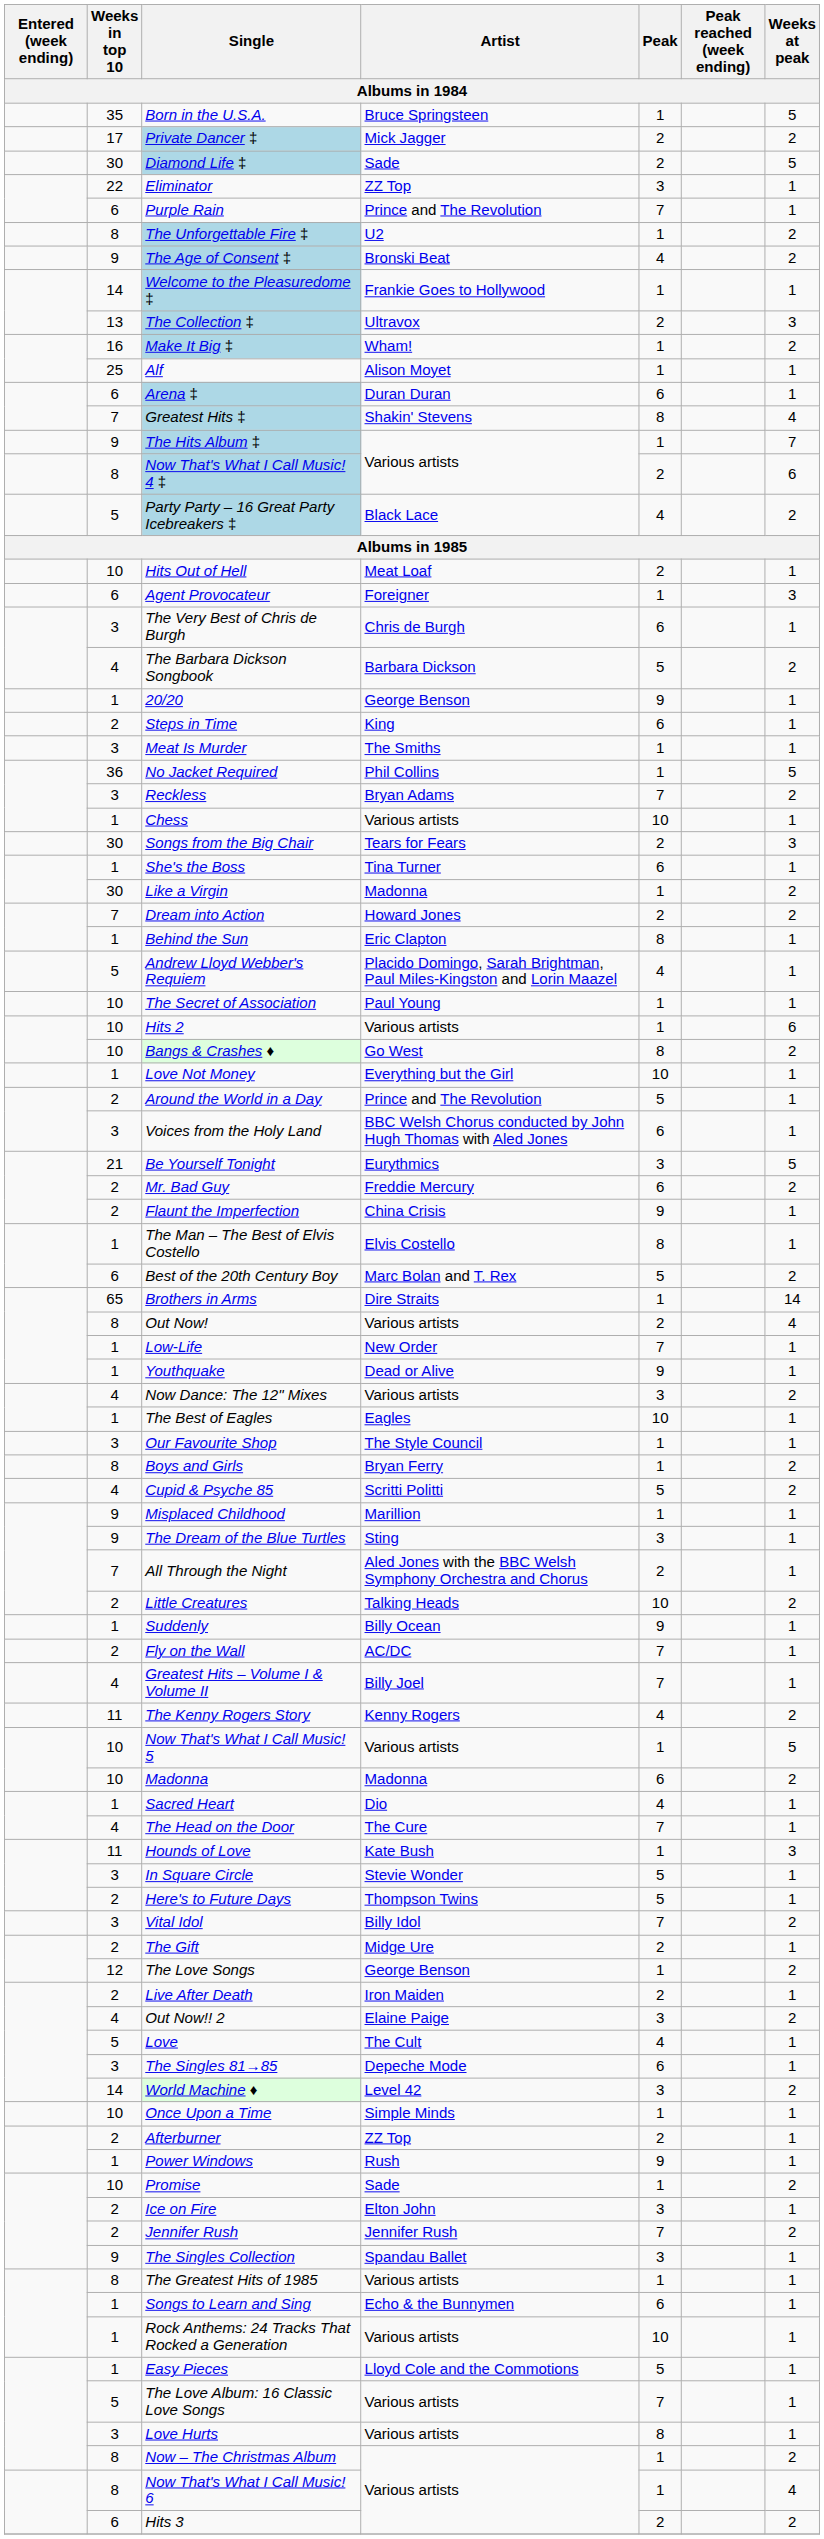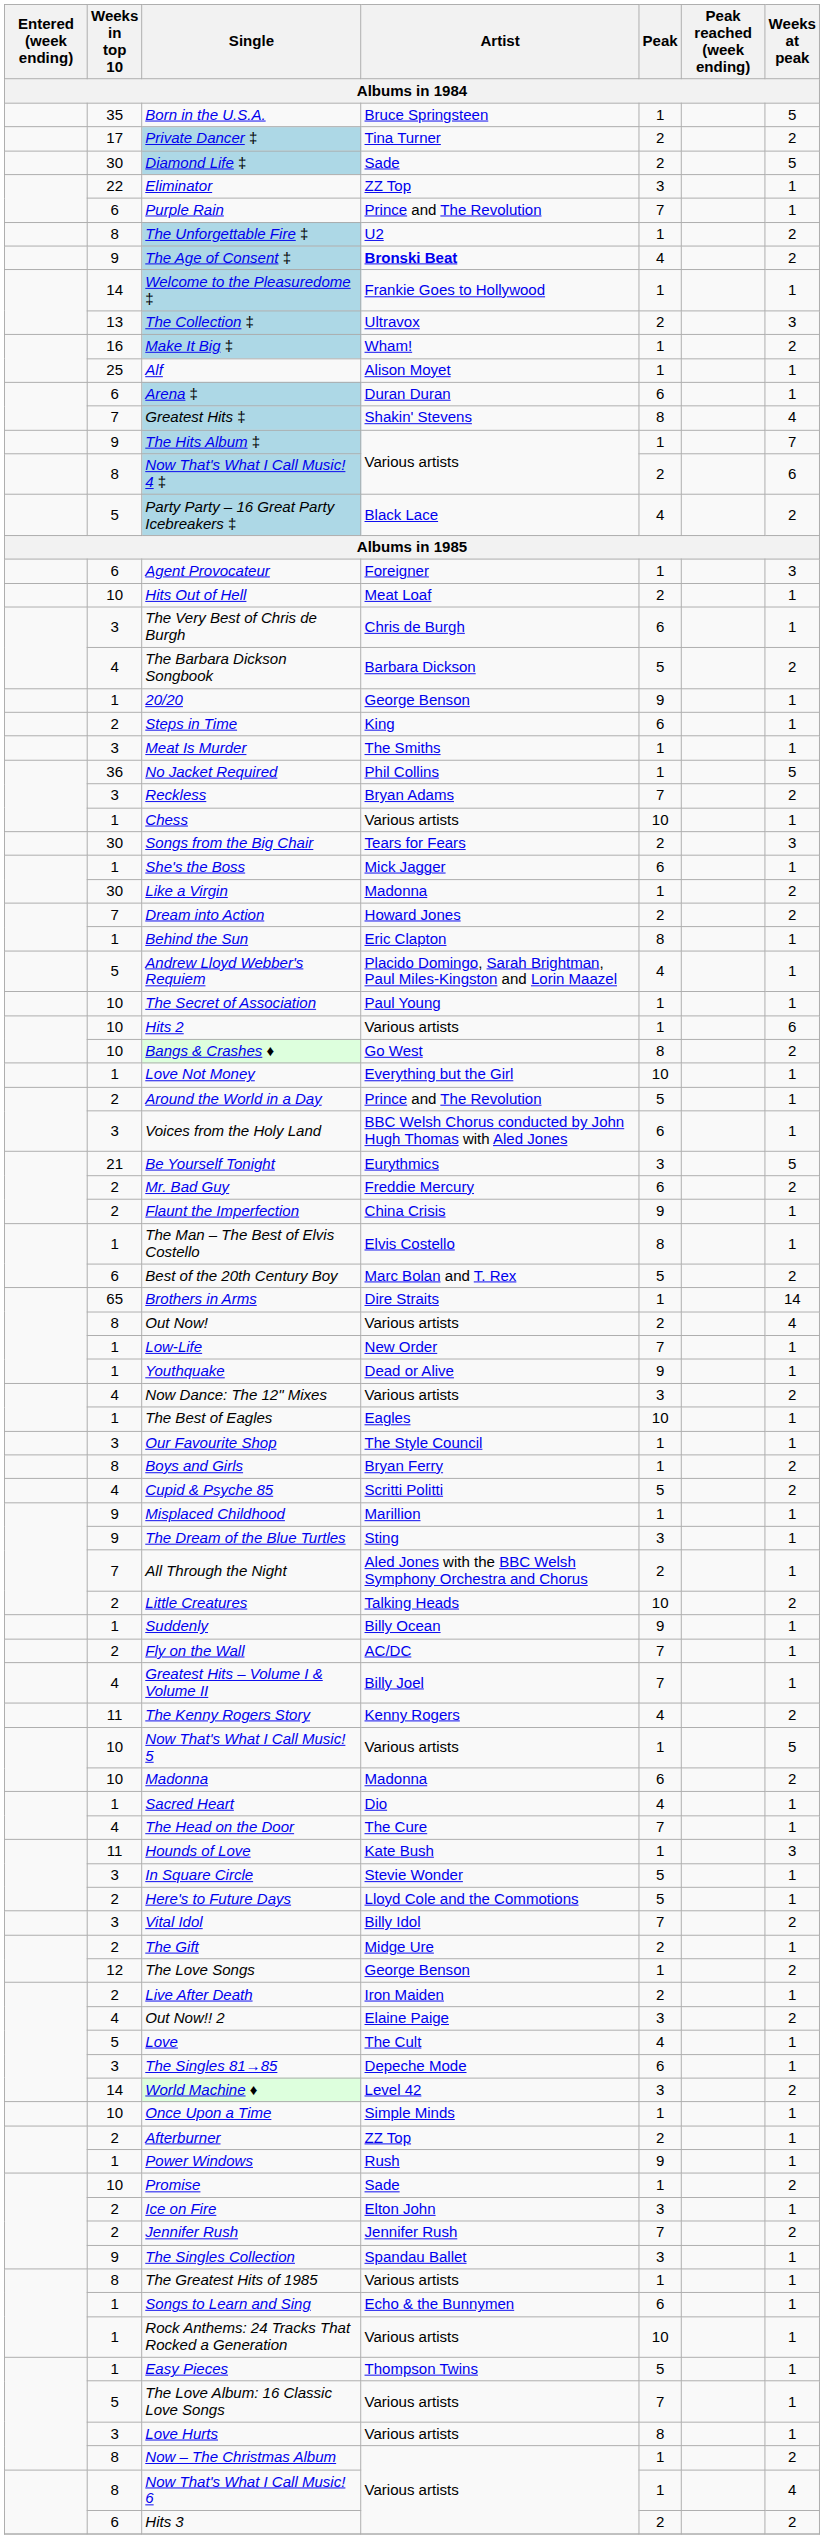(405, 138) Mick Jagger -> (403, 138) Tina Turner
(407, 258) normal -> (411, 258) bold
rows swapped: (208, 594) <-> (196, 571)
(403, 867) Tina Turner -> (405, 867) Mick Jagger
(421, 1899) Thompson Twins -> (472, 1899) Lloyd Cole and the Commotions
(472, 2369) Lloyd Cole and the Commotions -> (421, 2369) Thompson Twins
